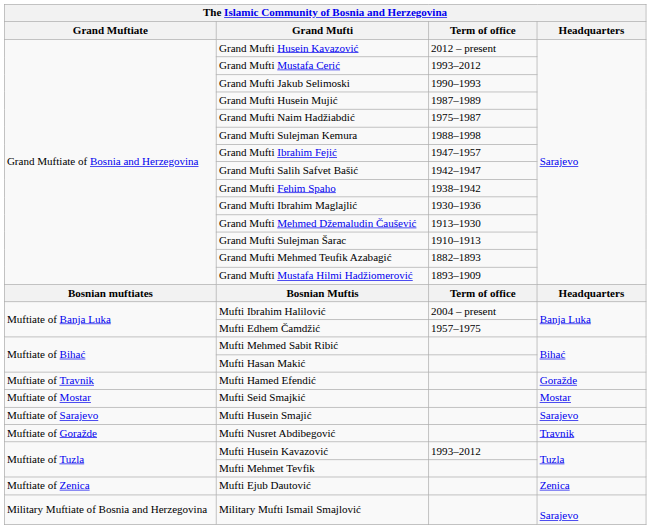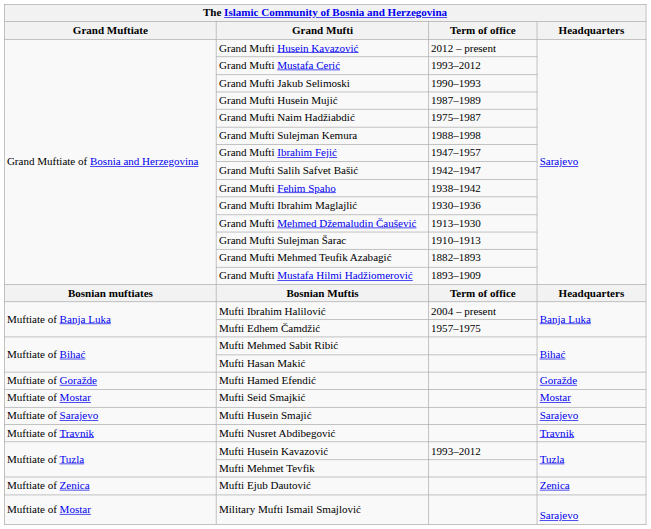(50, 380) Muftiate of Travnik -> (52, 380) Muftiate of Goražde
(52, 433) Muftiate of Goražde -> (50, 433) Muftiate of Travnik
(107, 509) Military Muftiate of Bosnia and Herzegovina -> (49, 509) Muftiate of Mostar
